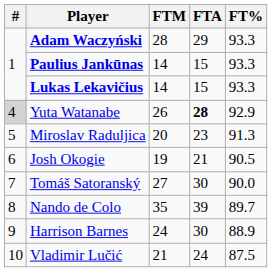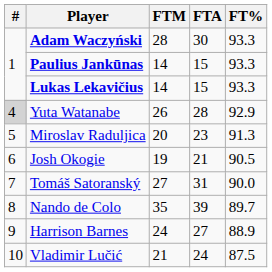(200, 40) 29 -> (200, 40) 30
(200, 111) bold -> (200, 111) normal
(200, 183) 30 -> (200, 183) 31
(200, 231) 30 -> (200, 231) 27
